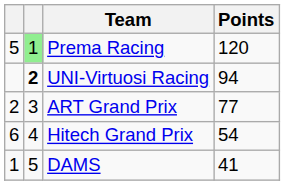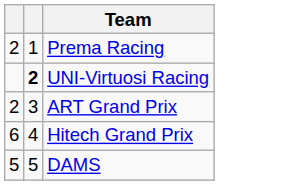- column: (246, 19)
(14, 48) 5 -> (14, 48) 2
(33, 48) lightgreen background -> (33, 48) no background
(14, 165) 1 -> (14, 165) 5
